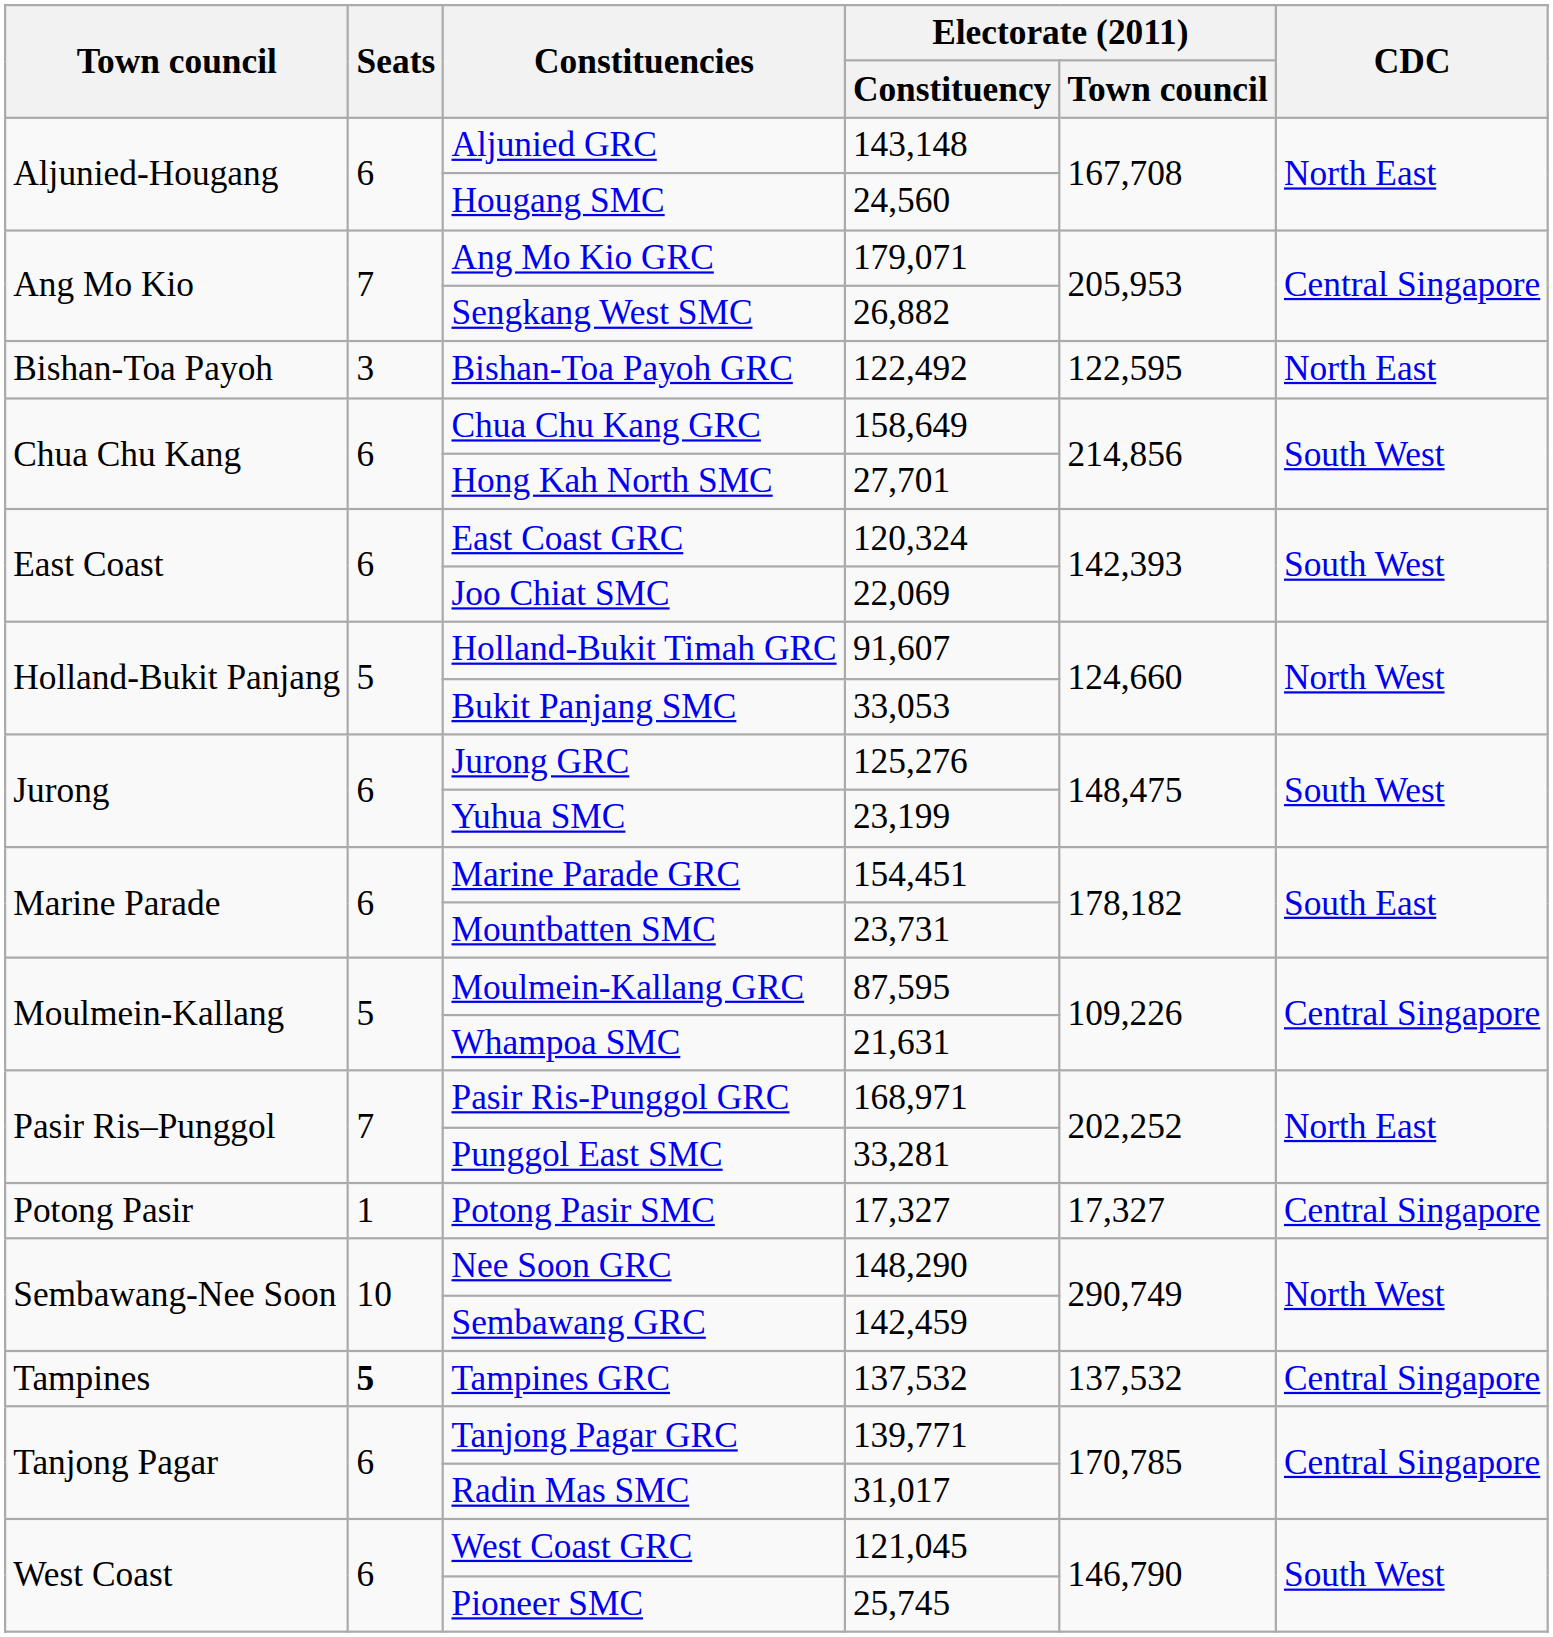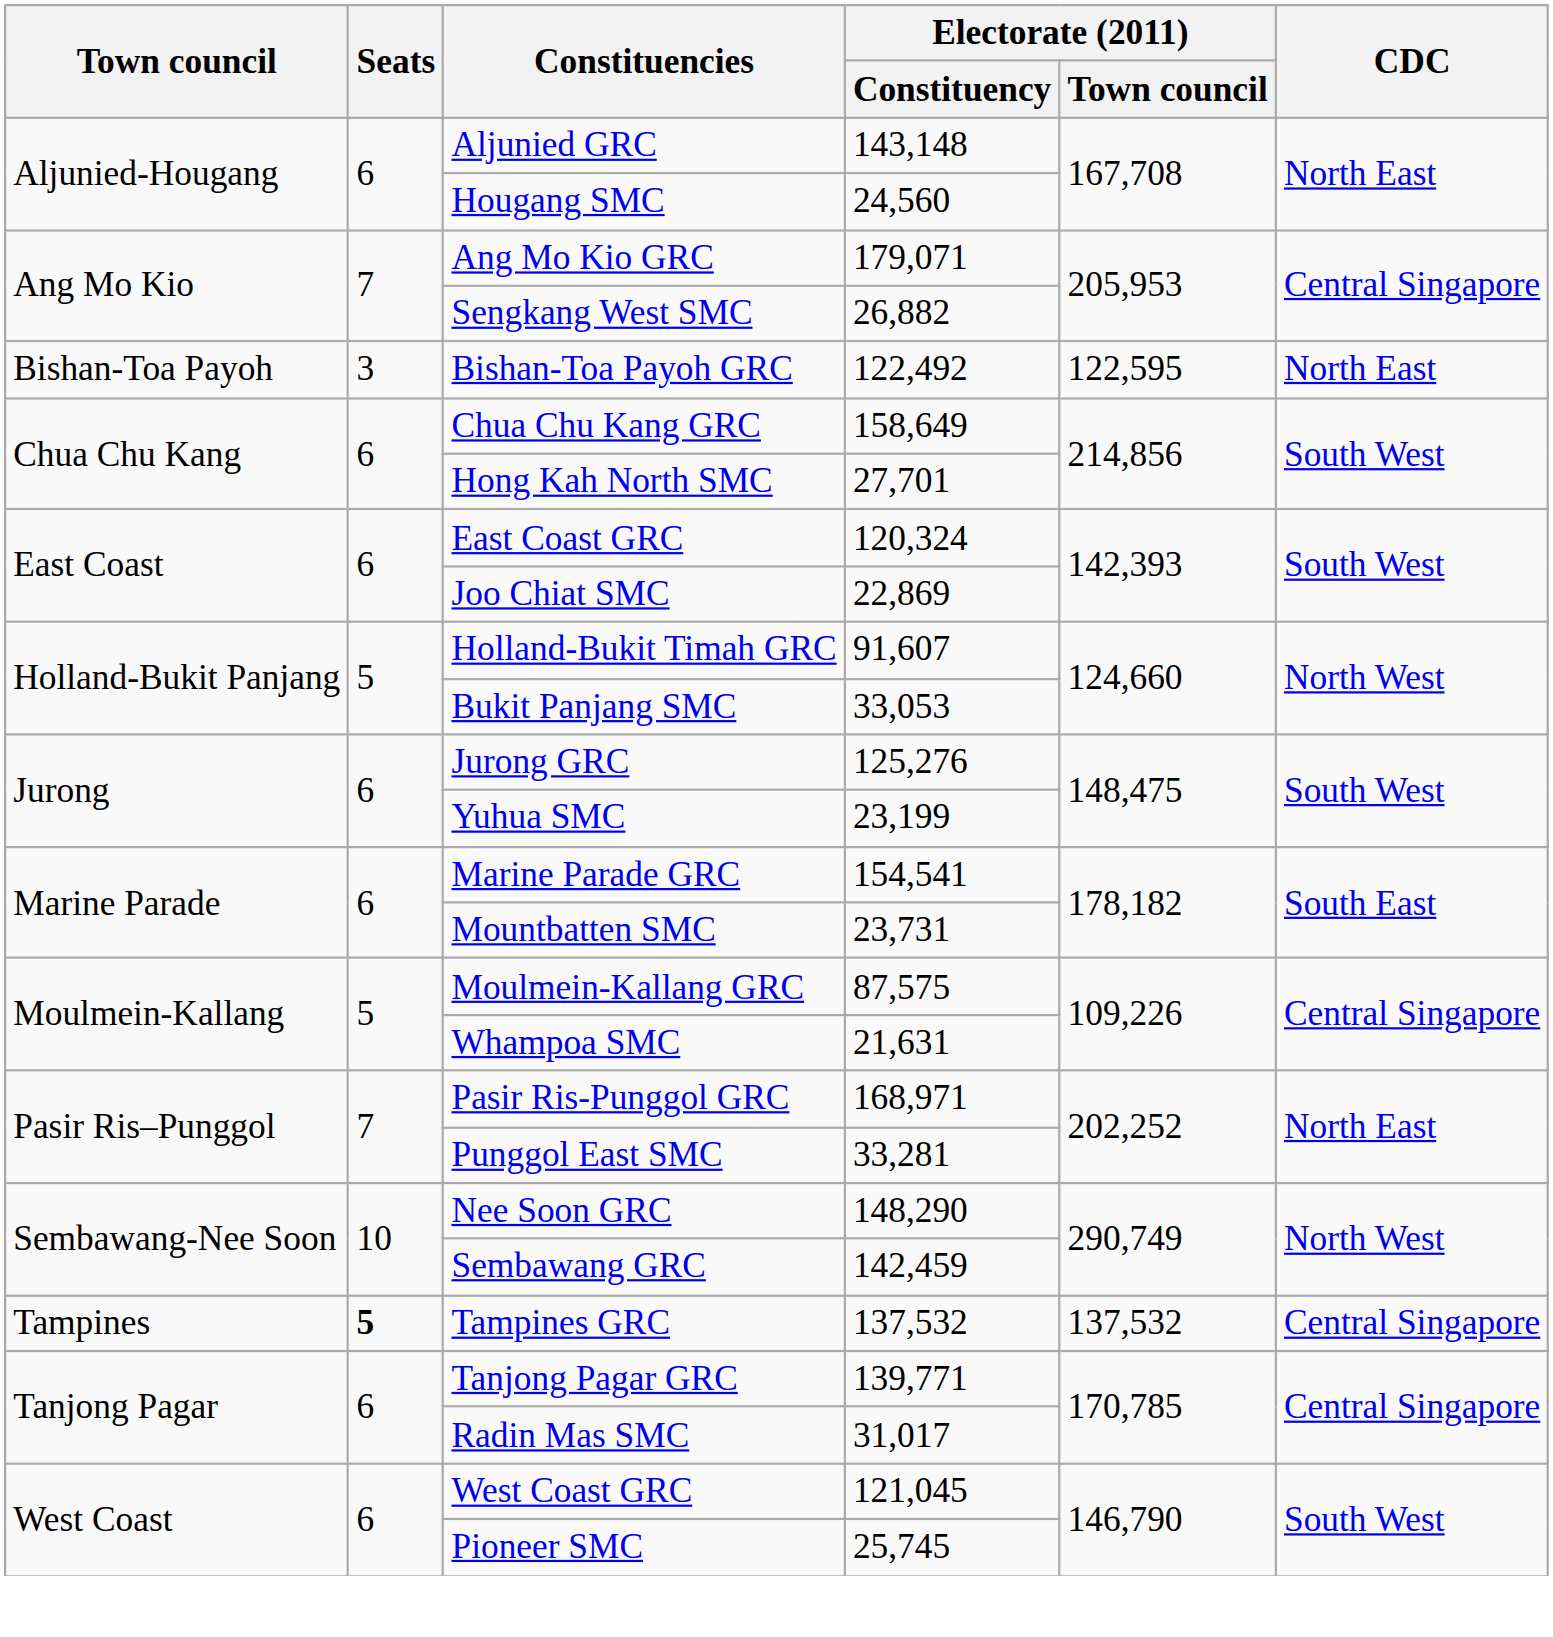(902, 593) 22,069 -> (902, 593) 22,869
(910, 873) 154,451 -> (910, 873) 154,541
(902, 985) 87,595 -> (902, 985) 87,575
- row: (583, 1210)
